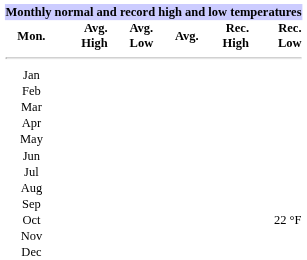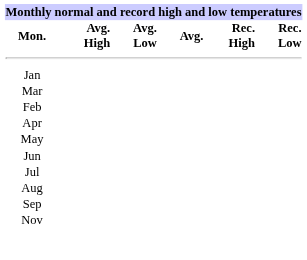rows swapped: (31, 90) <-> (31, 107)
- row: (31, 220)
- row: (31, 252)
